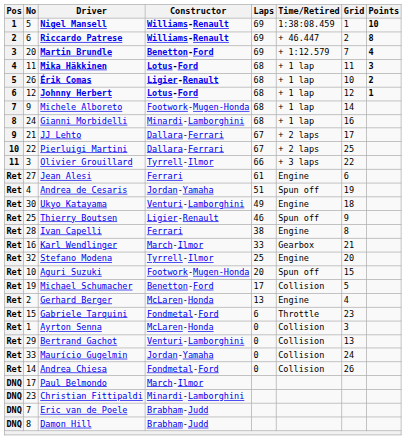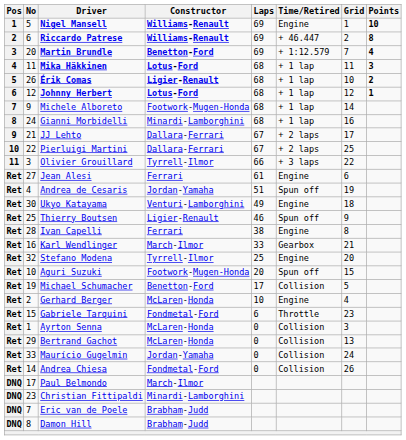(306, 25) 1:38:08.459 -> (294, 25) Engine
(259, 300) 13 -> (259, 300) 10
(196, 342) Venturi-Lamborghini -> (180, 342) McLaren-Honda
